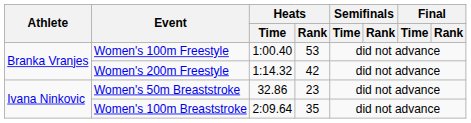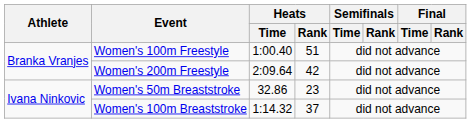(312, 52) 53 -> (312, 52) 51
(272, 71) 1:14.32 -> (272, 71) 2:09.64
(272, 109) 2:09.64 -> (272, 109) 1:14.32
(312, 109) 35 -> (312, 109) 37
